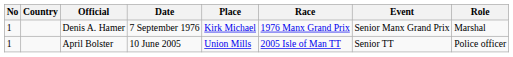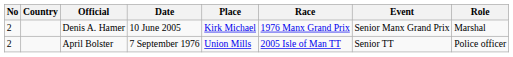(9, 27) 1 -> (9, 27) 2
(165, 27) 7 September 1976 -> (155, 27) 10 June 2005
(9, 43) 1 -> (9, 43) 2
(155, 43) 10 June 2005 -> (165, 43) 7 September 1976
